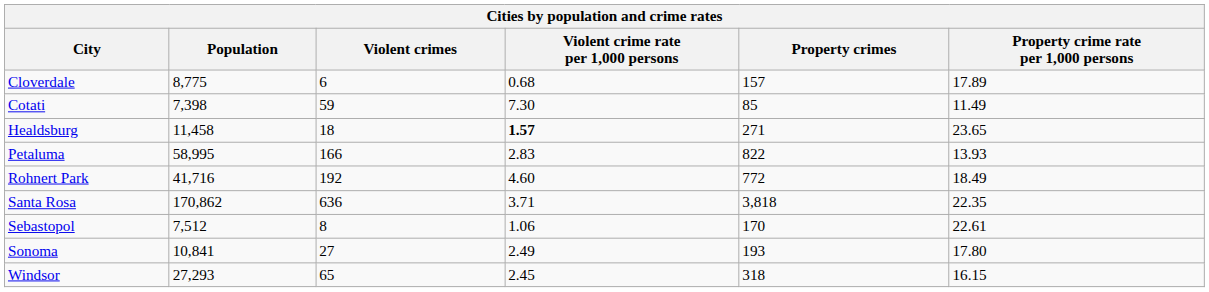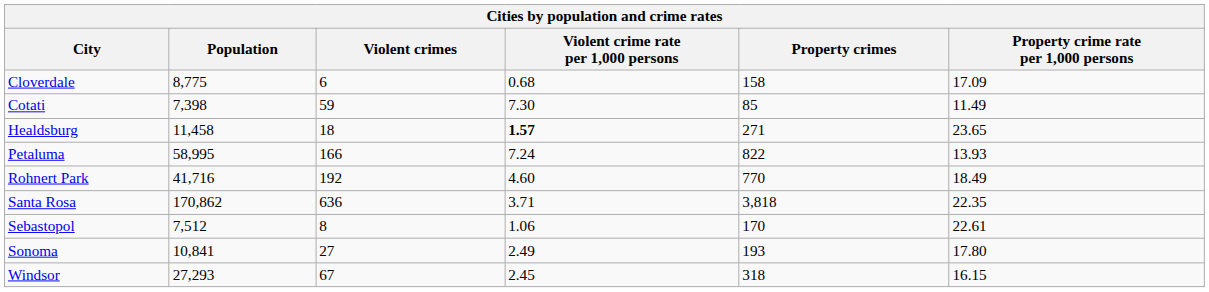(754, 81) 157 -> (754, 81) 158
(970, 81) 17.89 -> (970, 81) 17.09
(521, 154) 2.83 -> (521, 154) 7.24
(754, 178) 772 -> (754, 178) 770
(327, 274) 65 -> (327, 274) 67
